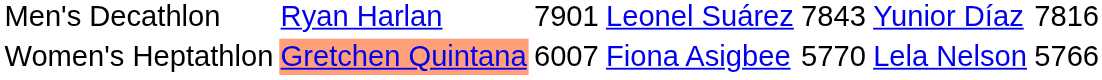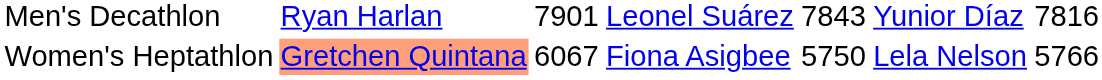(566, 56) 6007 -> (566, 56) 6067
(833, 56) 5770 -> (833, 56) 5750
